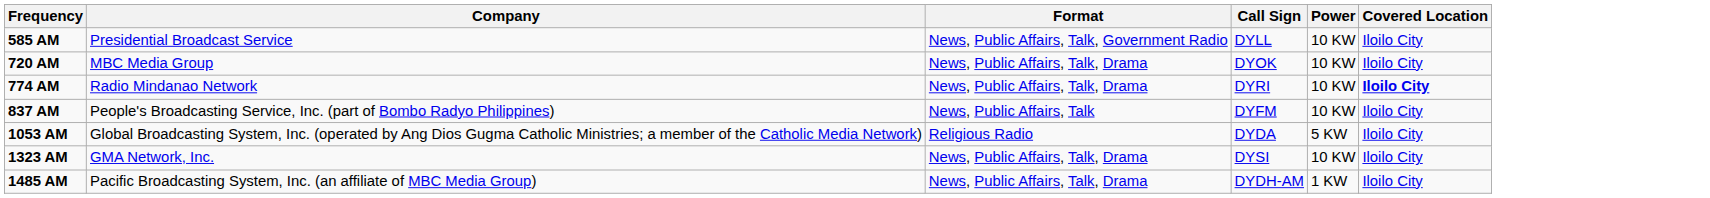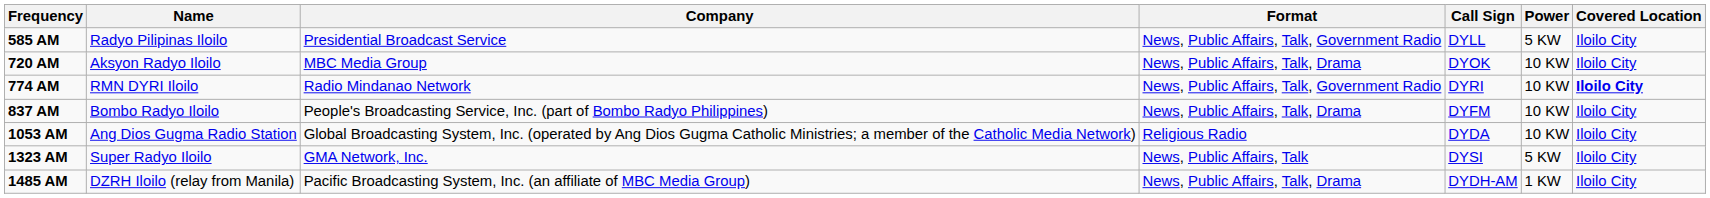+ column: (193, 16)
(1333, 39) 10 KW -> (1543, 39) 5 KW
(1038, 87) News, Public Affairs, Talk, Drama -> (1292, 87) News, Public Affairs, Talk, Government Radio
(1012, 110) News, Public Affairs, Talk -> (1252, 110) News, Public Affairs, Talk, Drama
(1329, 134) 5 KW -> (1547, 134) 10 KW
(1038, 157) News, Public Affairs, Talk, Drama -> (1225, 157) News, Public Affairs, Talk
(1333, 157) 10 KW -> (1543, 157) 5 KW
